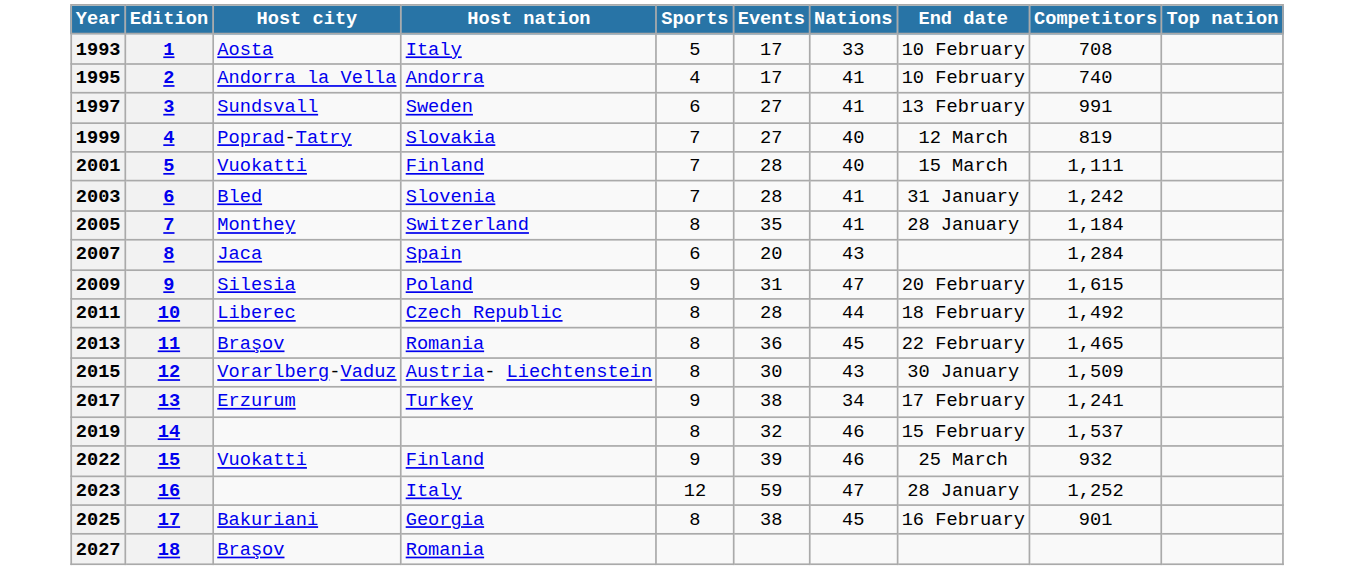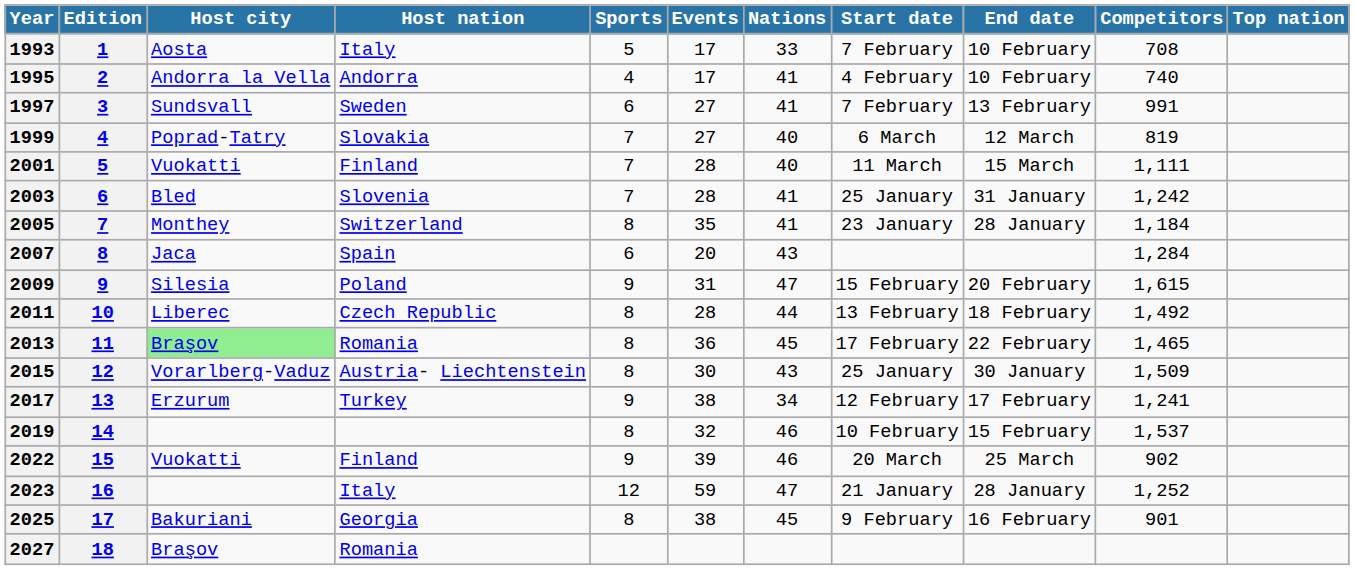+ column: (897, 20)
(251, 343) no background -> (185, 343) lightgreen background
(1096, 461) 932 -> (1162, 461) 902
